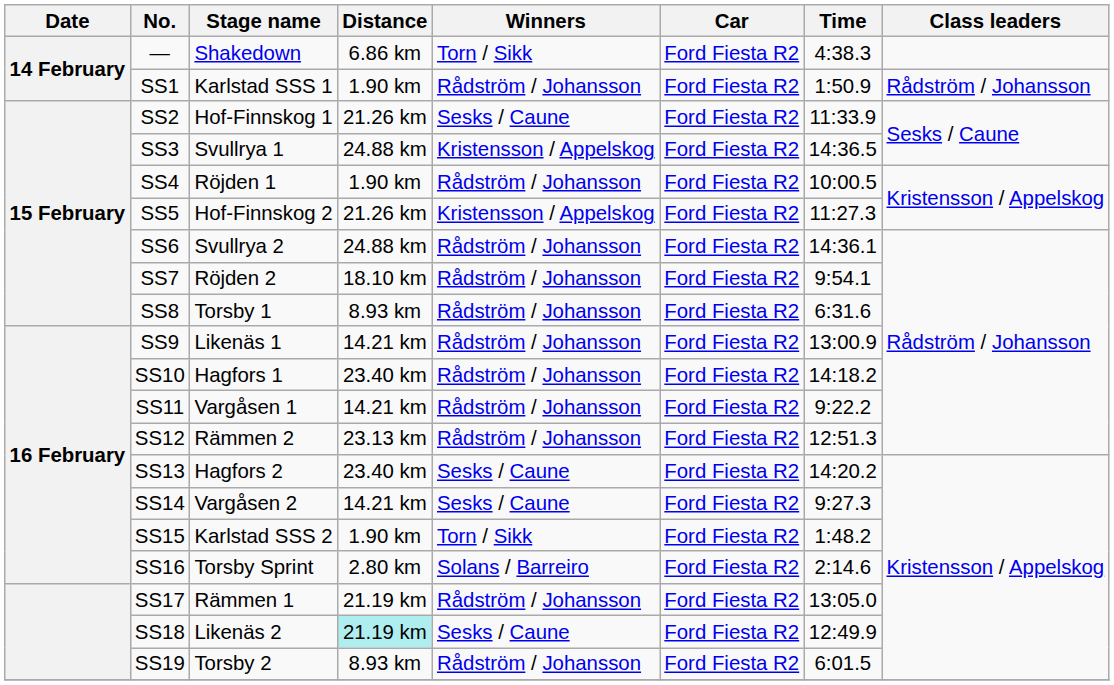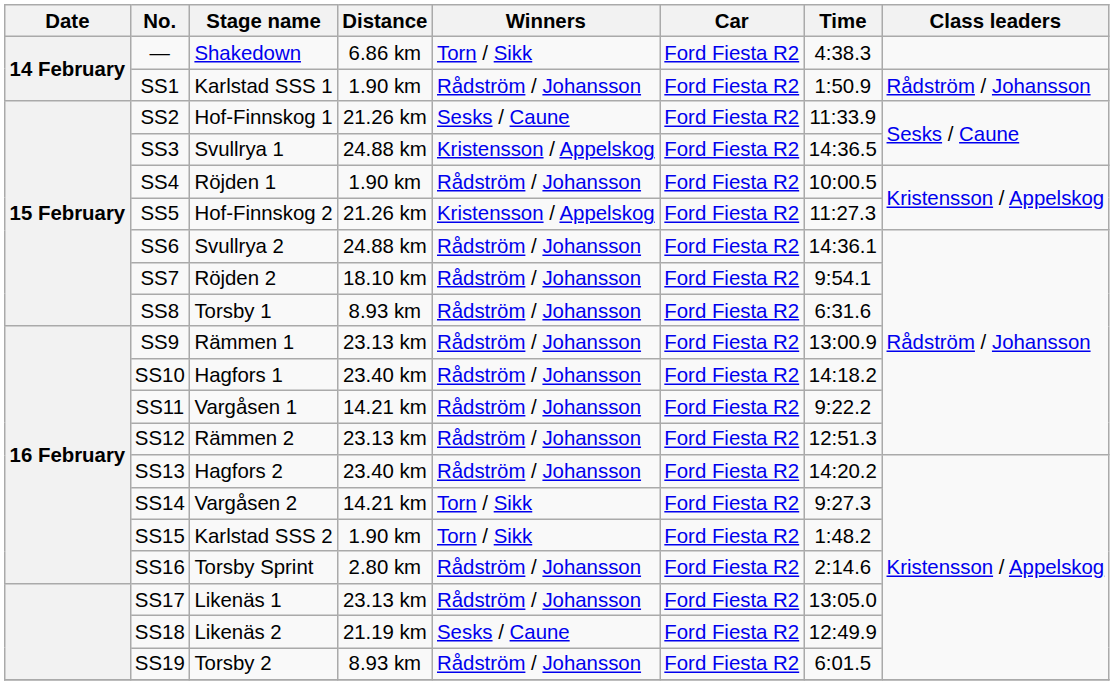(238, 342) Likenäs 1 -> (244, 342) Rämmen 1
(385, 342) 14.21 km -> (385, 342) 23.13 km
(503, 471) Sesks / Caune -> (539, 471) Rådström / Johansson
(503, 503) Sesks / Caune -> (485, 503) Torn / Sikk
(513, 567) Solans / Barreiro -> (539, 567) Rådström / Johansson
(244, 599) Rämmen 1 -> (238, 599) Likenäs 1
(385, 599) 21.19 km -> (385, 599) 23.13 km
(385, 631) paleturquoise background -> (385, 631) no background
